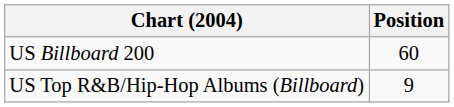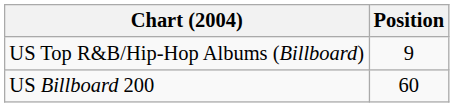rows swapped: (82, 53) <-> (187, 85)
